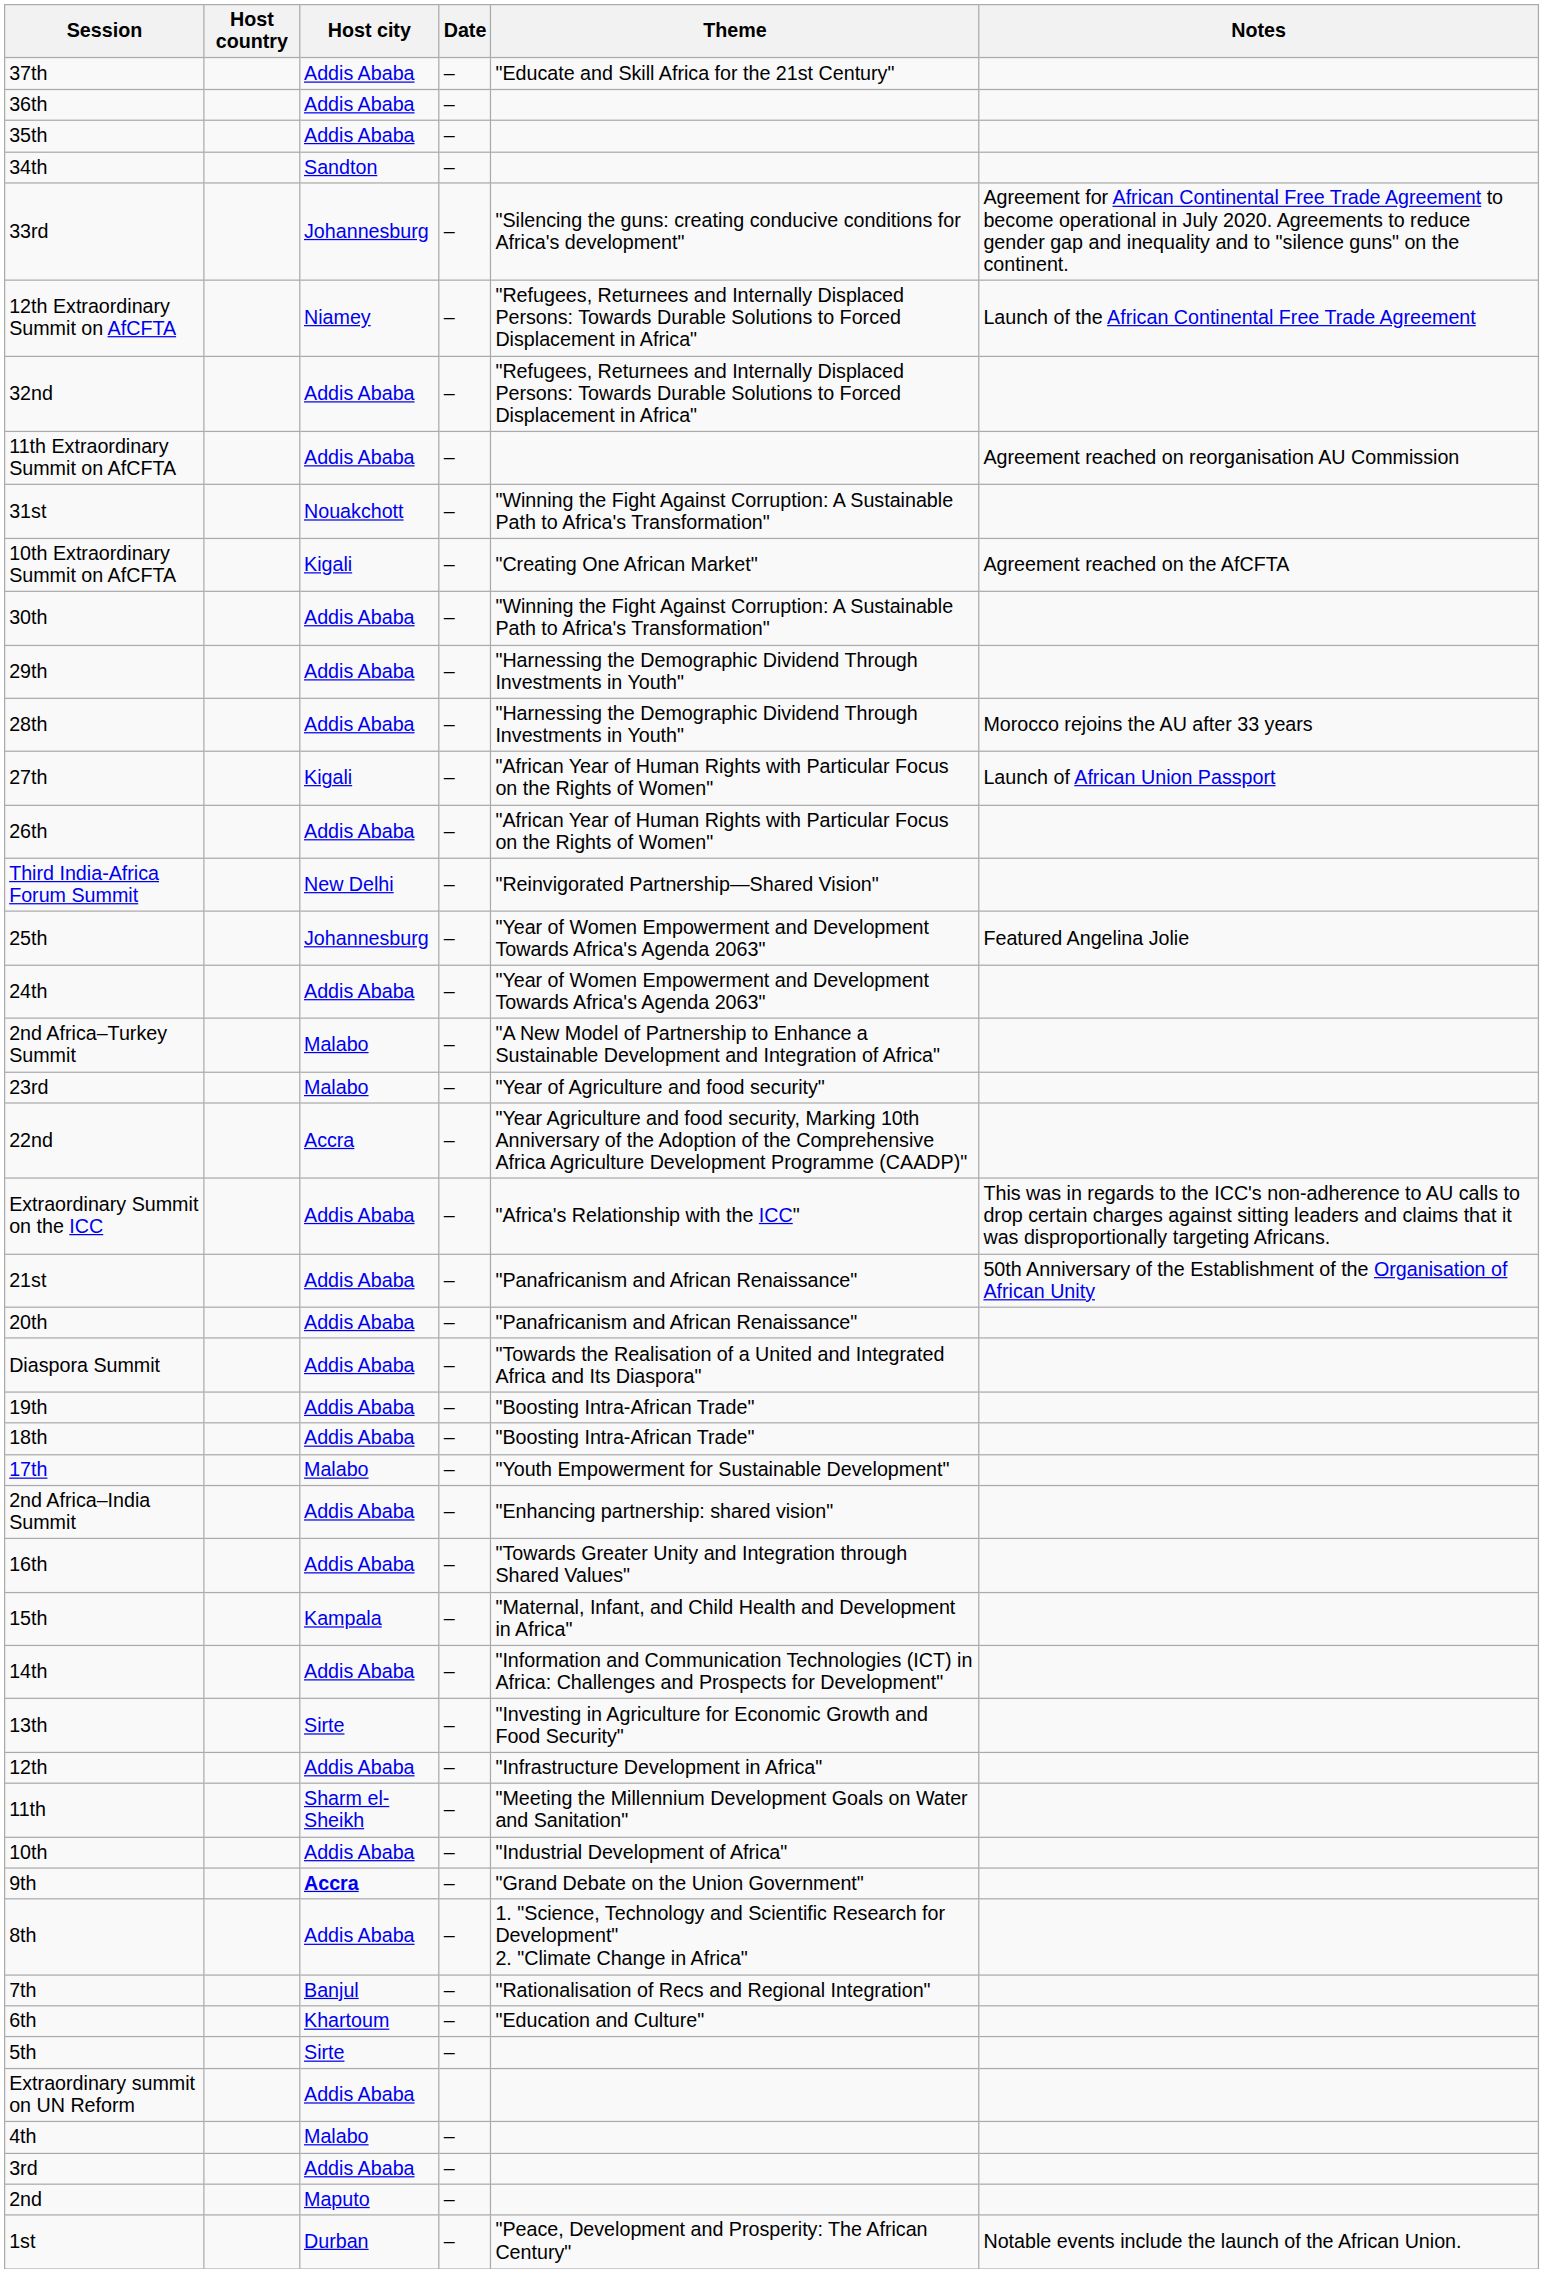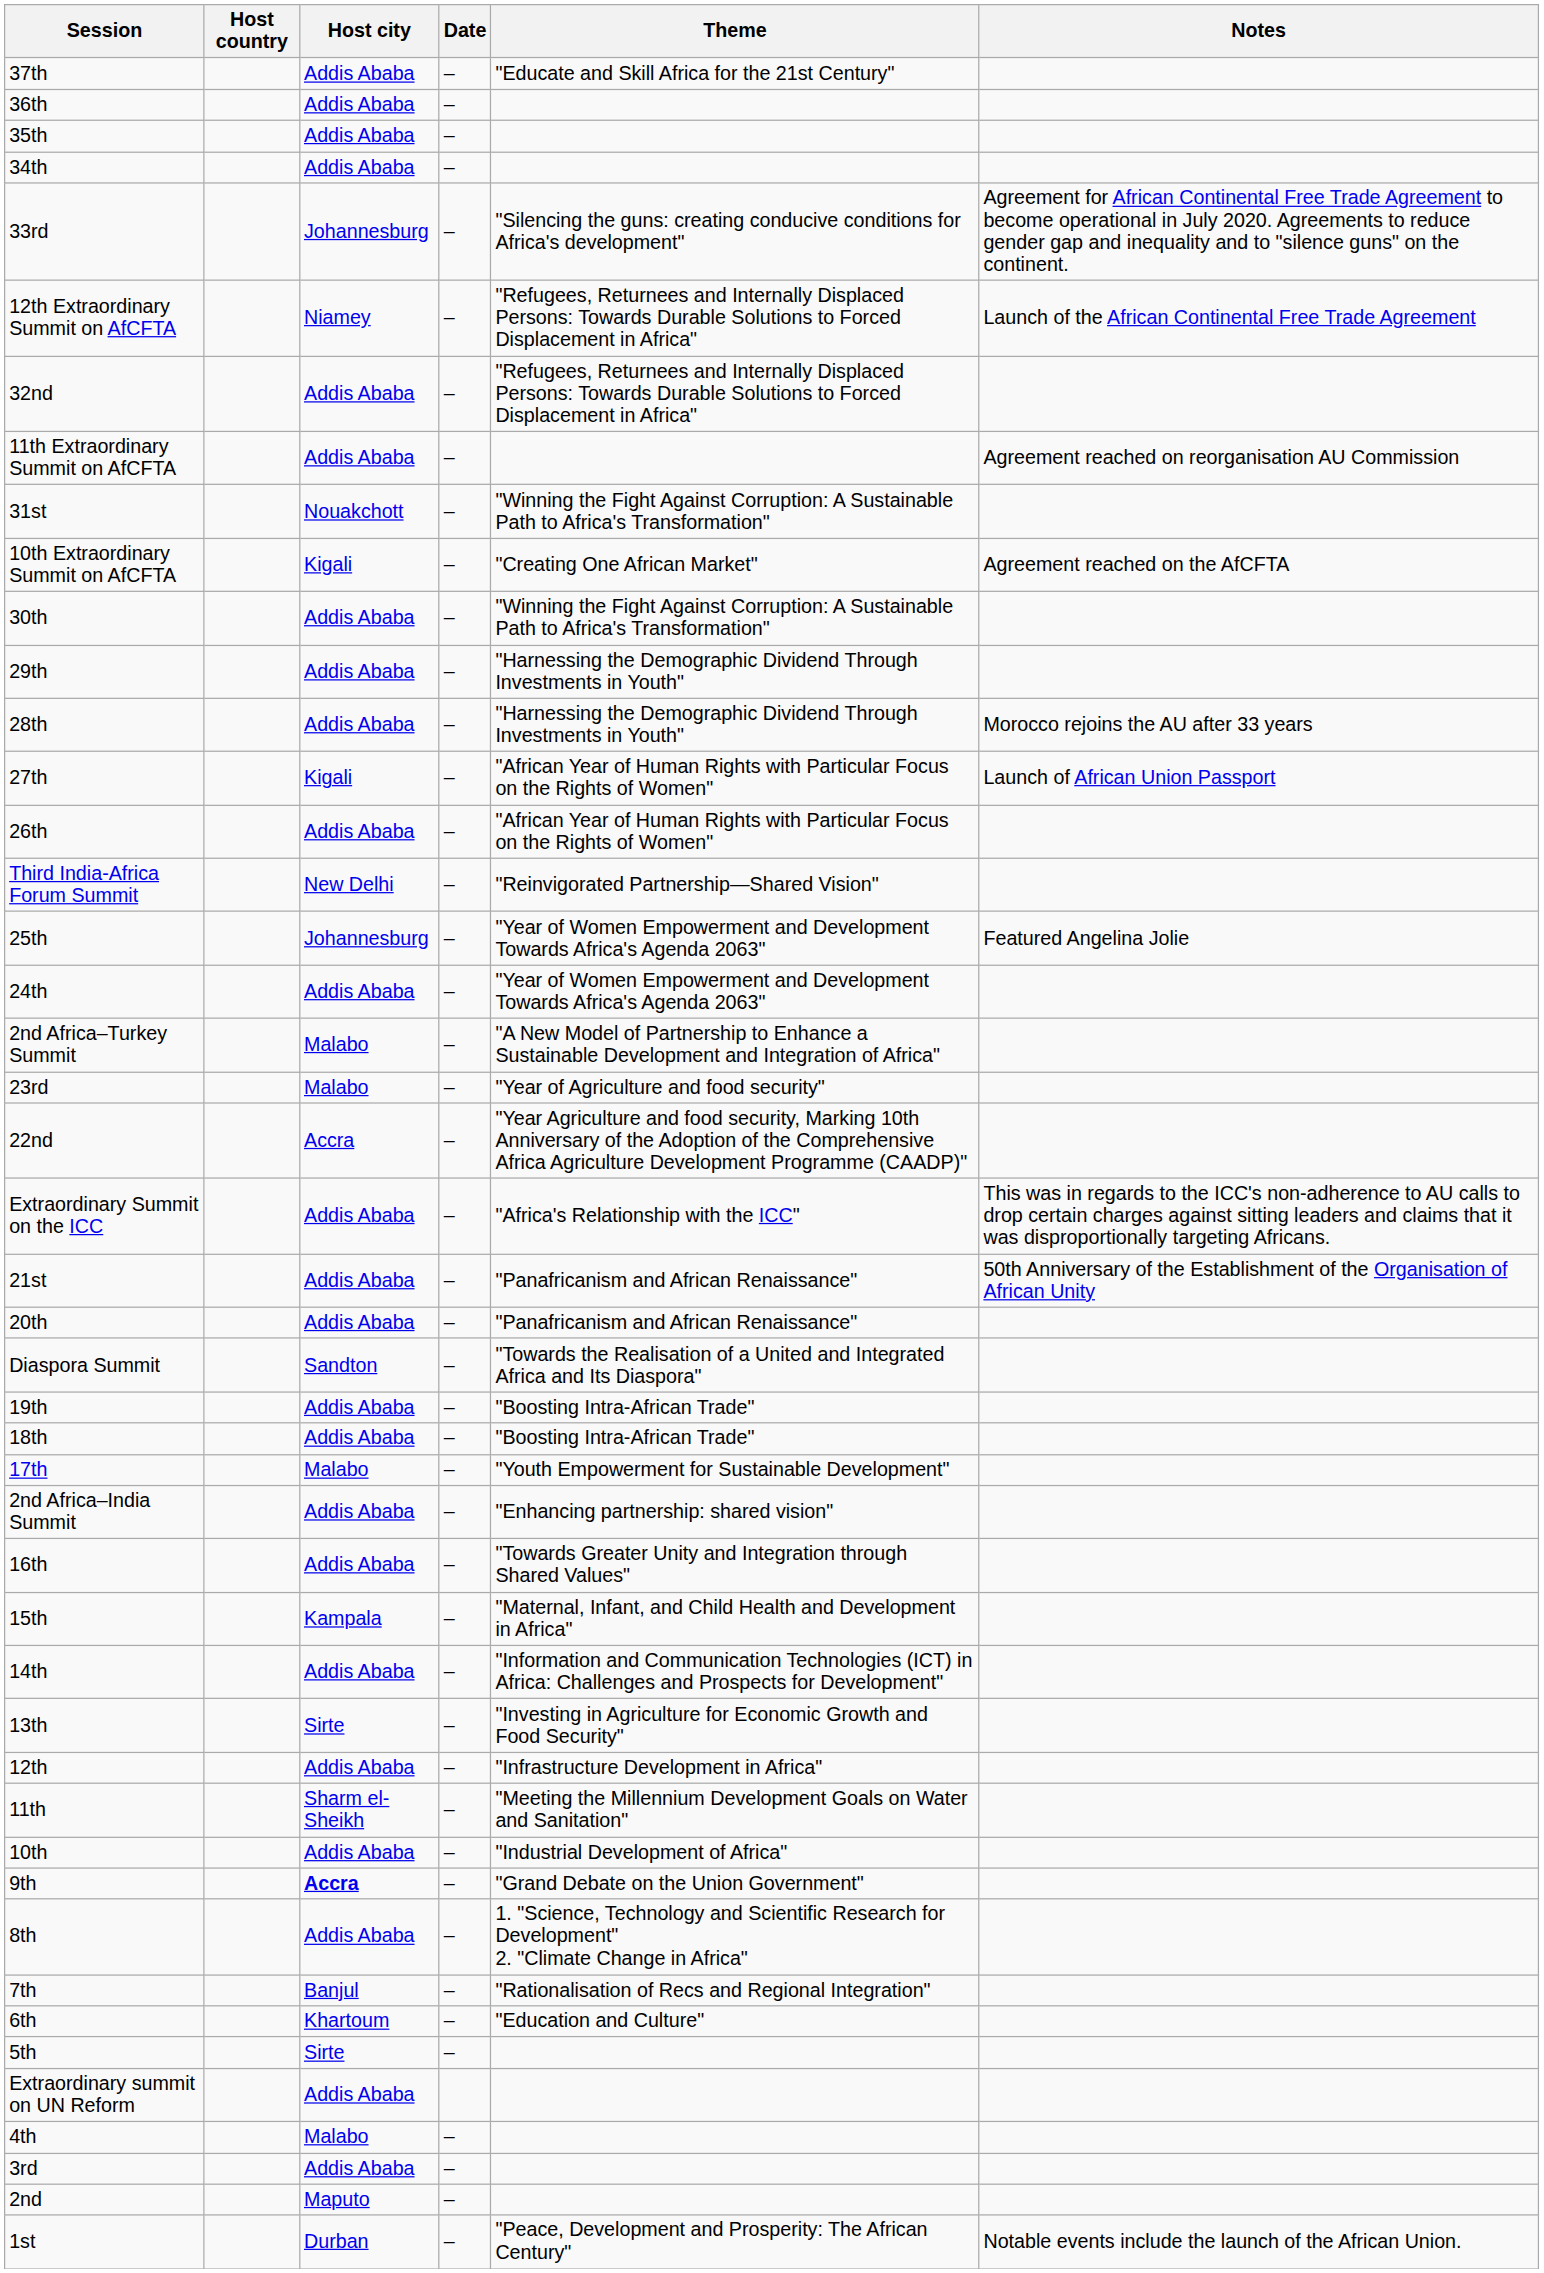(341, 167) Sandton -> (359, 167) Addis Ababa
(359, 1364) Addis Ababa -> (341, 1364) Sandton
